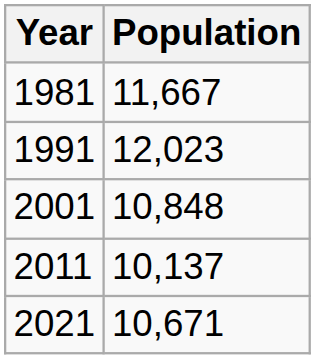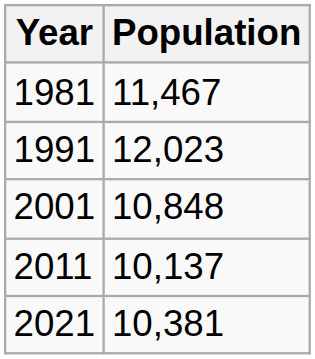(167, 91) 11,667 -> (167, 91) 11,467
(168, 324) 10,671 -> (168, 324) 10,381
